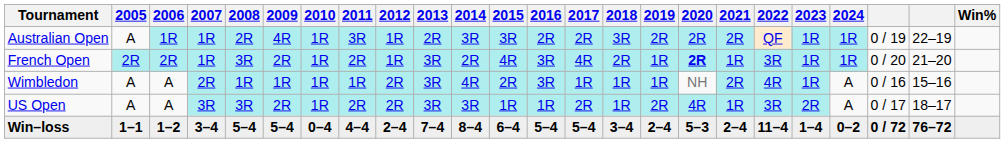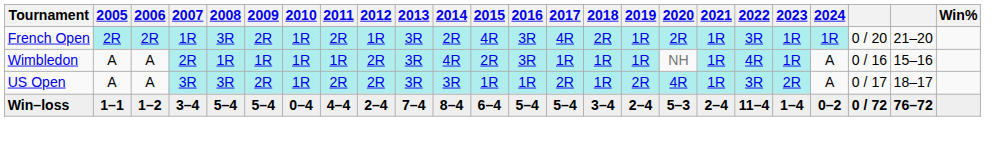- row: (58, 37)
(697, 60) bold -> (678, 37) normal
(735, 82) 2R -> (716, 60) 1R
